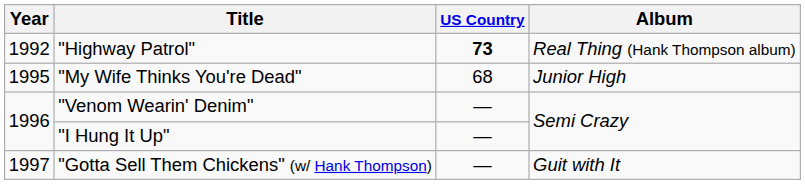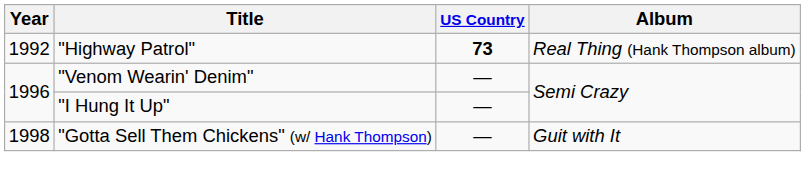- row: (180, 77)
(29, 164) 1997 -> (29, 135) 1998
